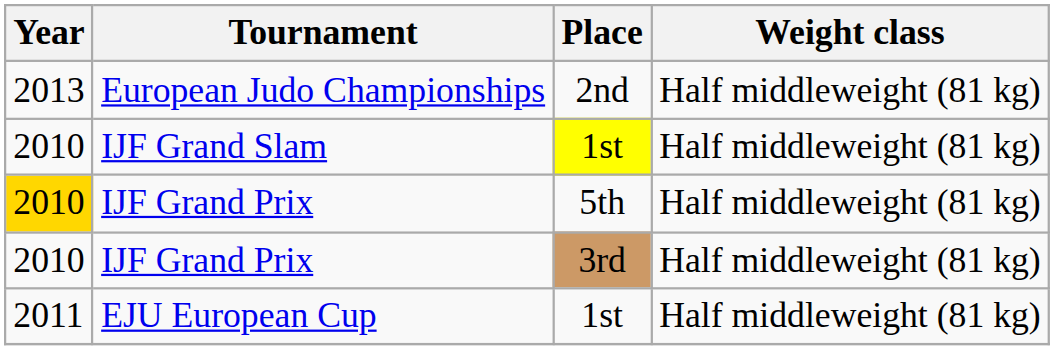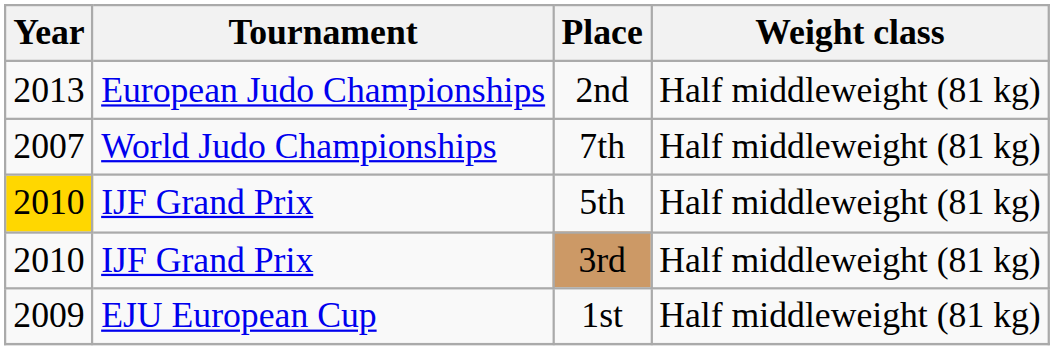+ row: (299, 145)
- row: (214, 145)
(48, 315) 2011 -> (49, 315) 2009
